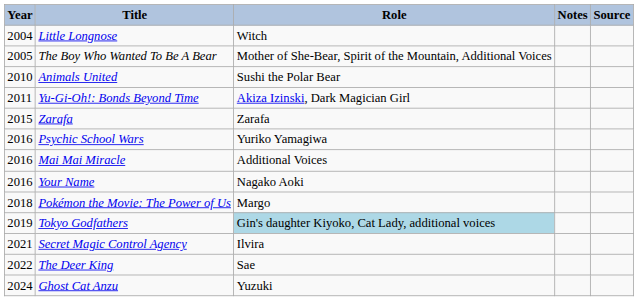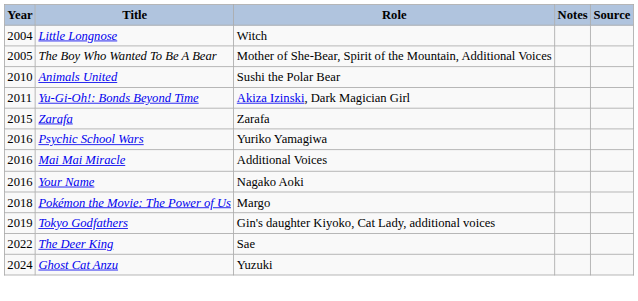(366, 223) lightblue background -> (366, 223) no background
- row: (113, 243)
